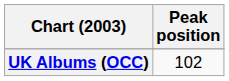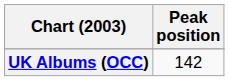(188, 62) 102 -> (188, 62) 142
